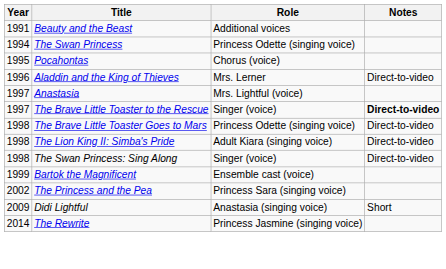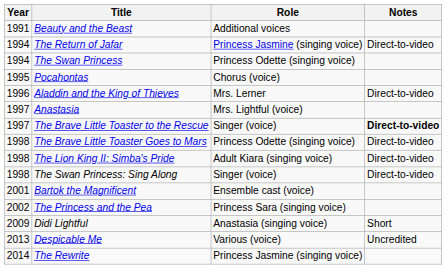+ row: (78, 45)
(18, 175) 1999 -> (18, 191) 2001
+ row: (68, 239)
